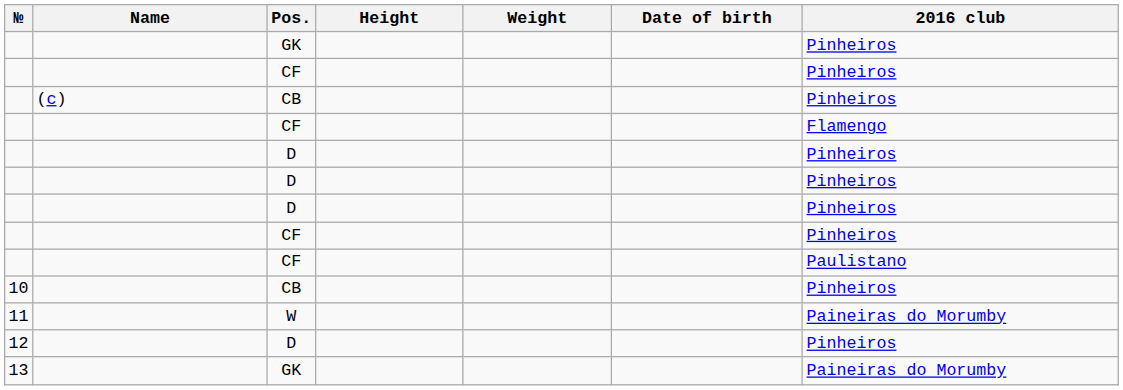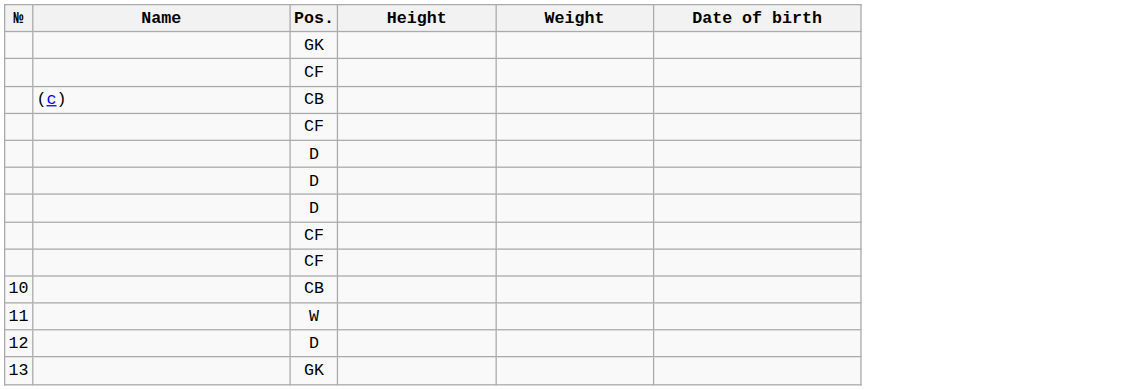- column: (960, 18)
